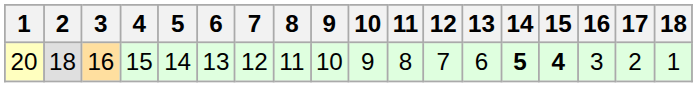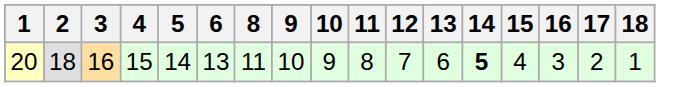- column: (254, 24)
(558, 62) bold -> (520, 62) normal
